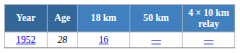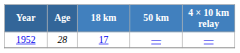(104, 40) 16 -> (104, 40) 17
